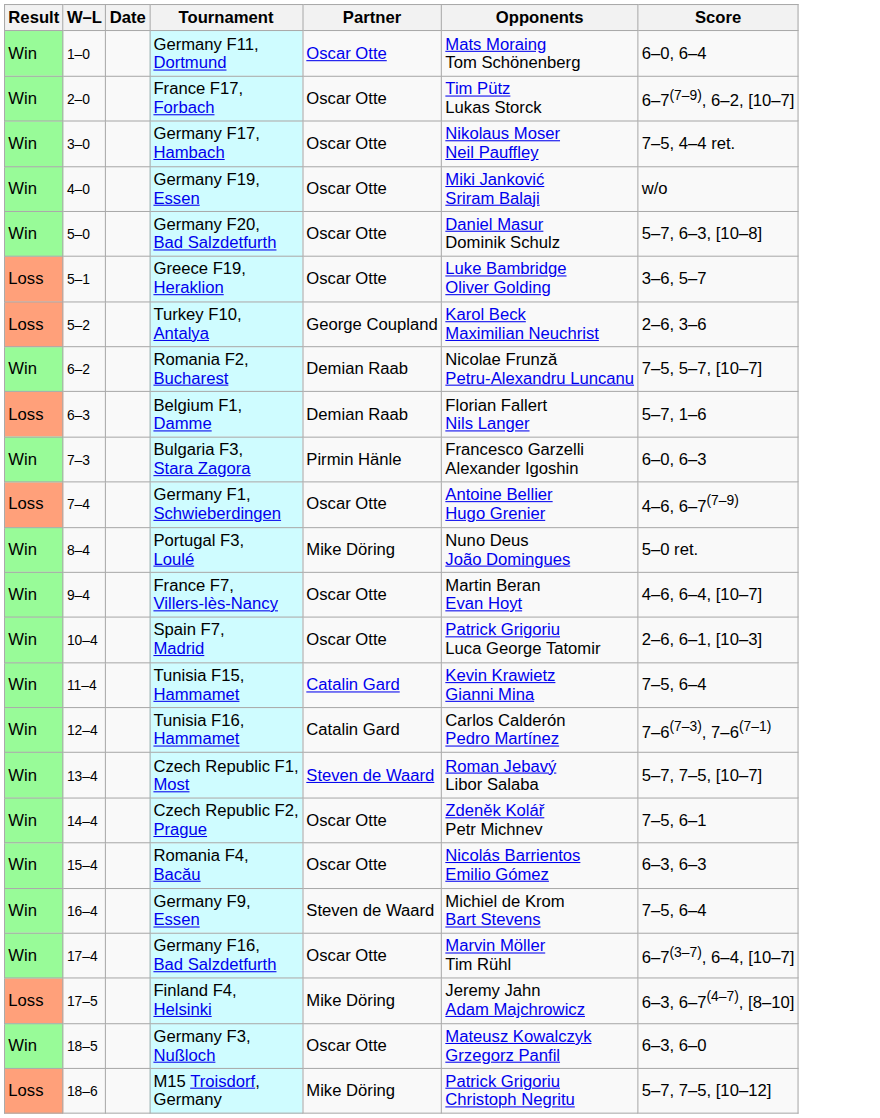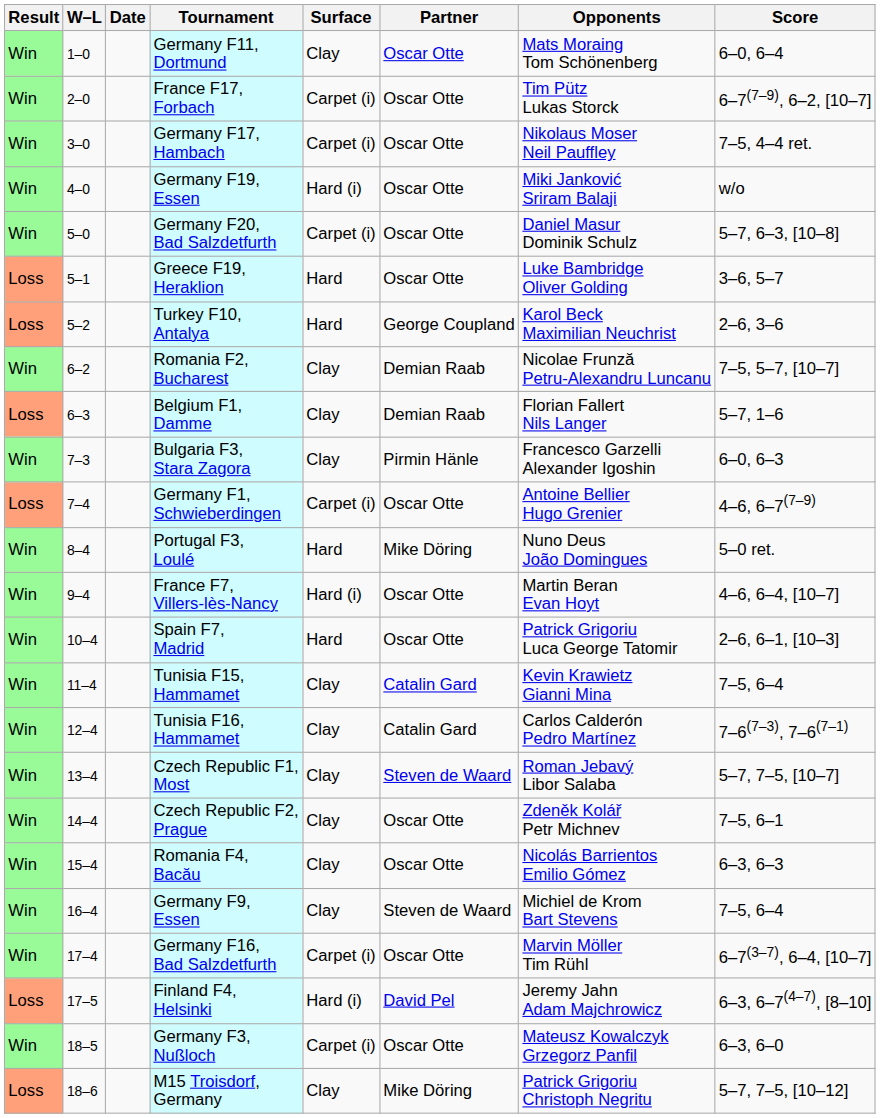+ column: (341, 17)
(351, 1000) Mike Döring -> (419, 1000) David Pel
